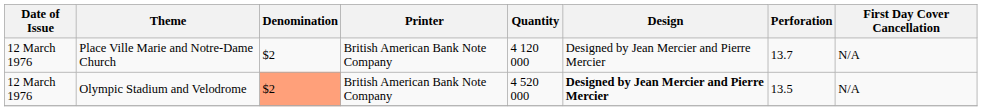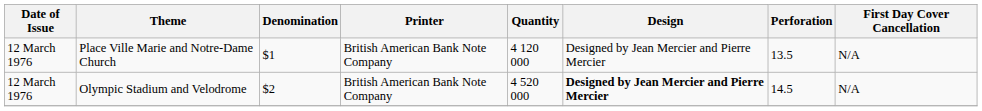(269, 55) $2 -> (269, 55) $1
(782, 55) 13.7 -> (782, 55) 13.5
(269, 89) lightsalmon background -> (269, 89) no background
(782, 89) 13.5 -> (782, 89) 14.5
